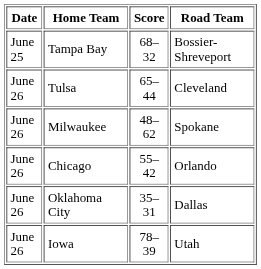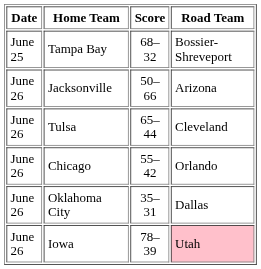+ row: (80, 88)
- row: (77, 127)
(187, 243) no background -> (188, 243) pink background
